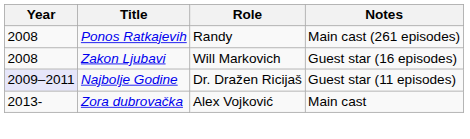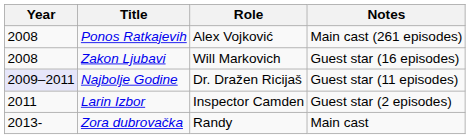(213, 36) Randy -> (233, 36) Alex Vojković
+ row: (113, 101)
(233, 101) Alex Vojković -> (213, 123) Randy
